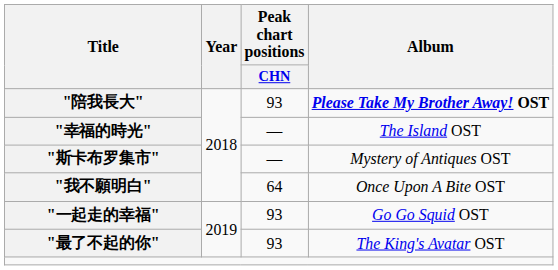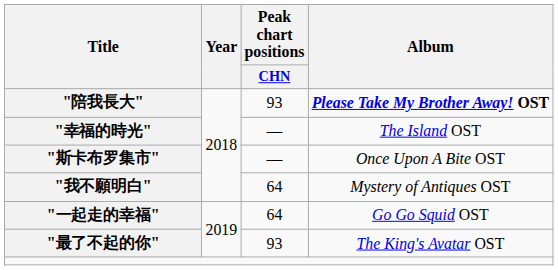(430, 159) Mystery of Antiques OST -> (430, 159) Once Upon A Bite OST
(430, 187) Once Upon A Bite OST -> (430, 187) Mystery of Antiques OST
(274, 215) 93 -> (274, 215) 64
